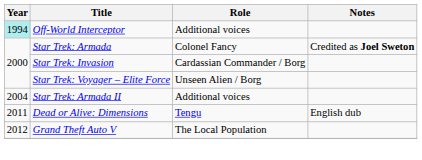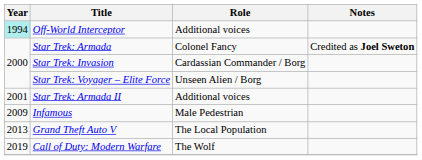(17, 96) 2004 -> (17, 96) 2001
+ row: (52, 113)
- row: (90, 113)
(17, 130) 2012 -> (17, 130) 2013
+ row: (97, 146)
